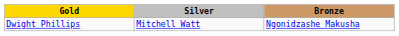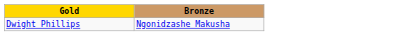- column: (199, 11)
